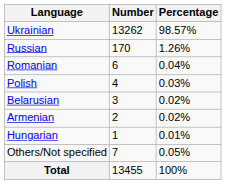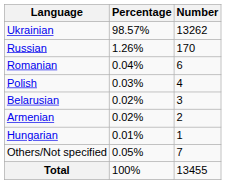columns swapped: (133, 13) <-> (189, 13)
